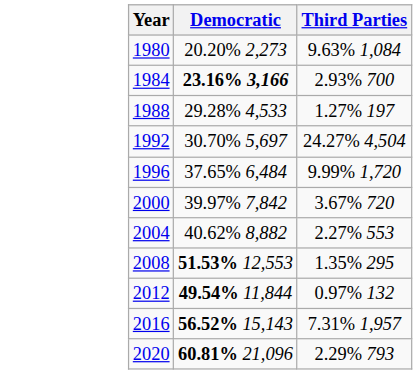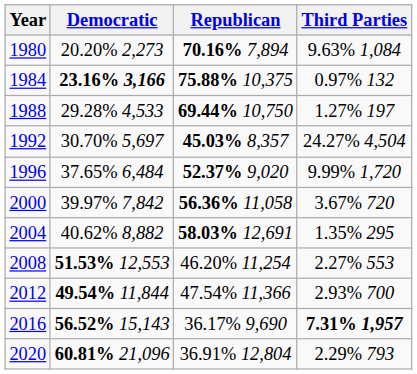+ column: (236, 20)
(354, 80) 2.93% 700 -> (354, 80) 0.97% 132
(354, 232) 2.27% 553 -> (354, 232) 1.35% 295
(354, 262) 1.35% 295 -> (354, 262) 2.27% 553
(354, 292) 0.97% 132 -> (354, 292) 2.93% 700
(354, 323) normal -> (354, 323) bold
